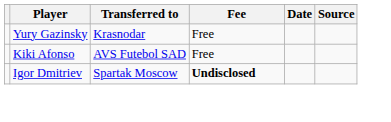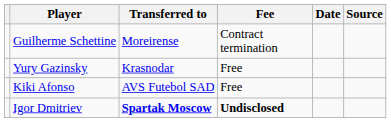+ row: (64, 41)
(135, 73) normal -> (167, 107) bold
